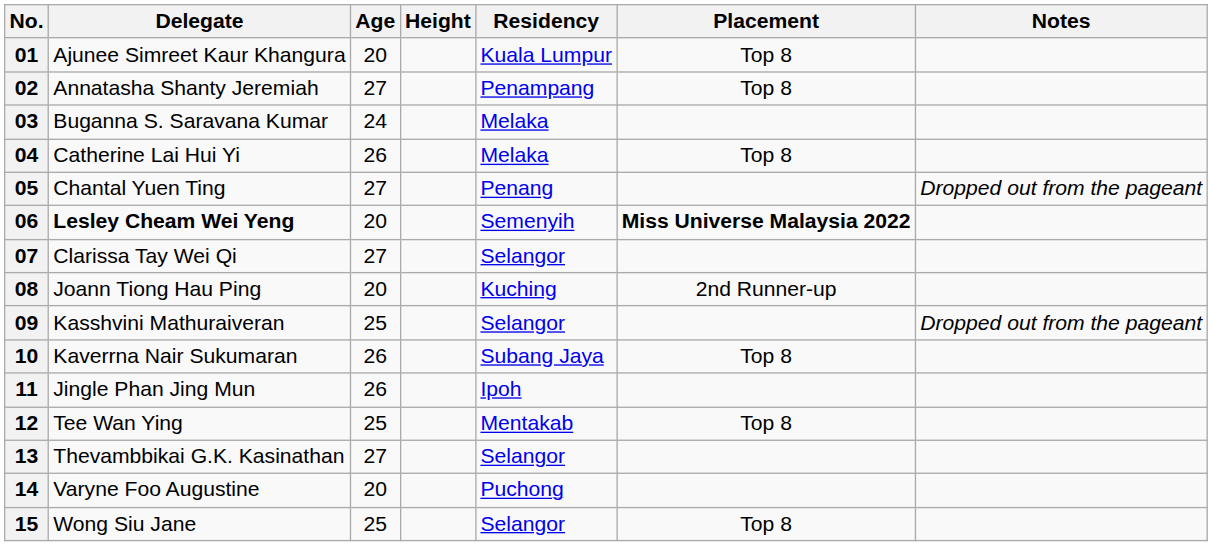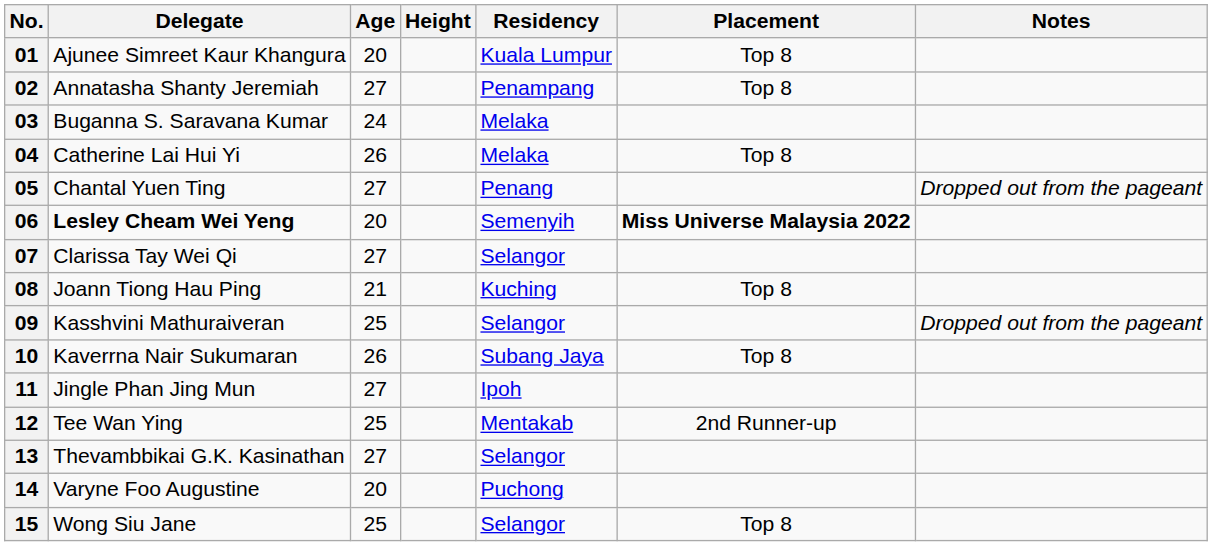(375, 289) 20 -> (375, 289) 21
(766, 289) 2nd Runner-up -> (766, 289) Top 8
(375, 389) 26 -> (375, 389) 27
(766, 423) Top 8 -> (766, 423) 2nd Runner-up
